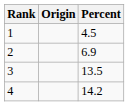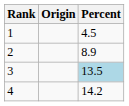(89, 52) 6.9 -> (89, 52) 8.9
(92, 71) no background -> (92, 71) lightblue background
